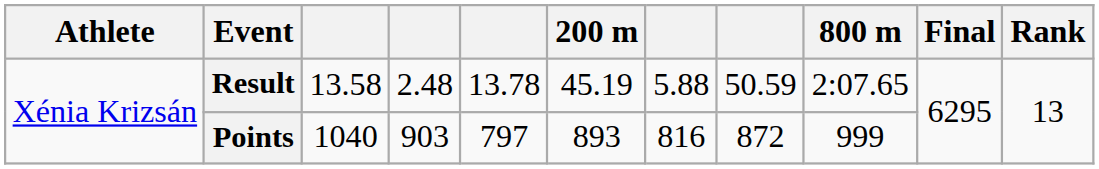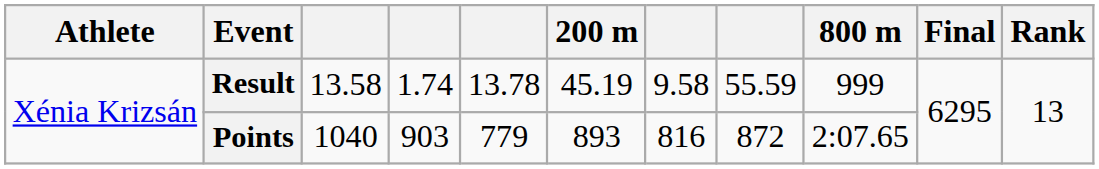(425, 84) 2.48 -> (425, 84) 1.74
(681, 84) 5.88 -> (681, 84) 9.58
(761, 84) 50.59 -> (761, 84) 55.59
(860, 84) 2:07.65 -> (860, 84) 999
(504, 137) 797 -> (504, 137) 779
(860, 137) 999 -> (860, 137) 2:07.65
